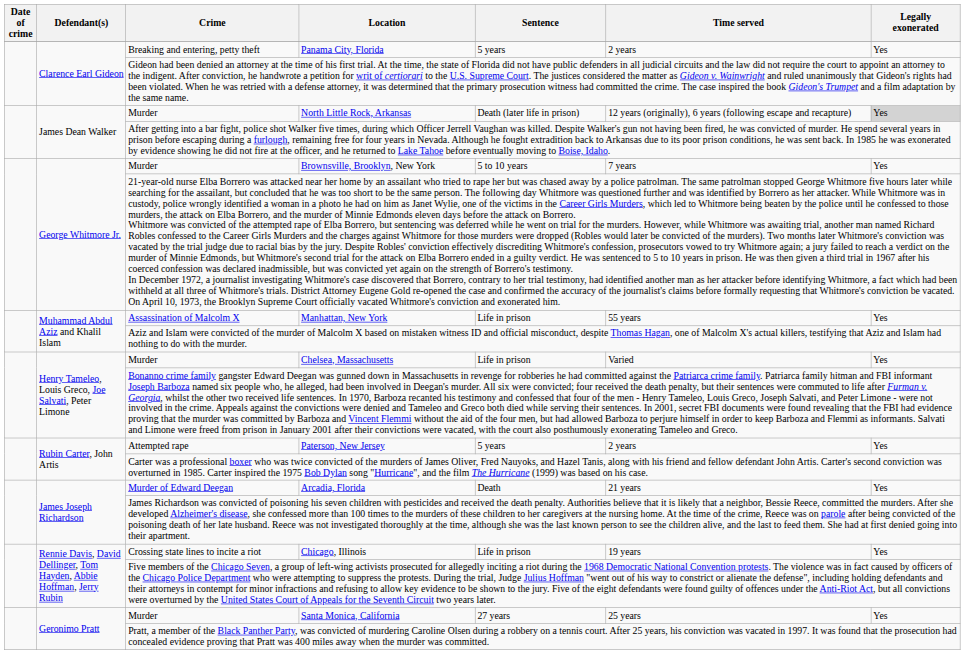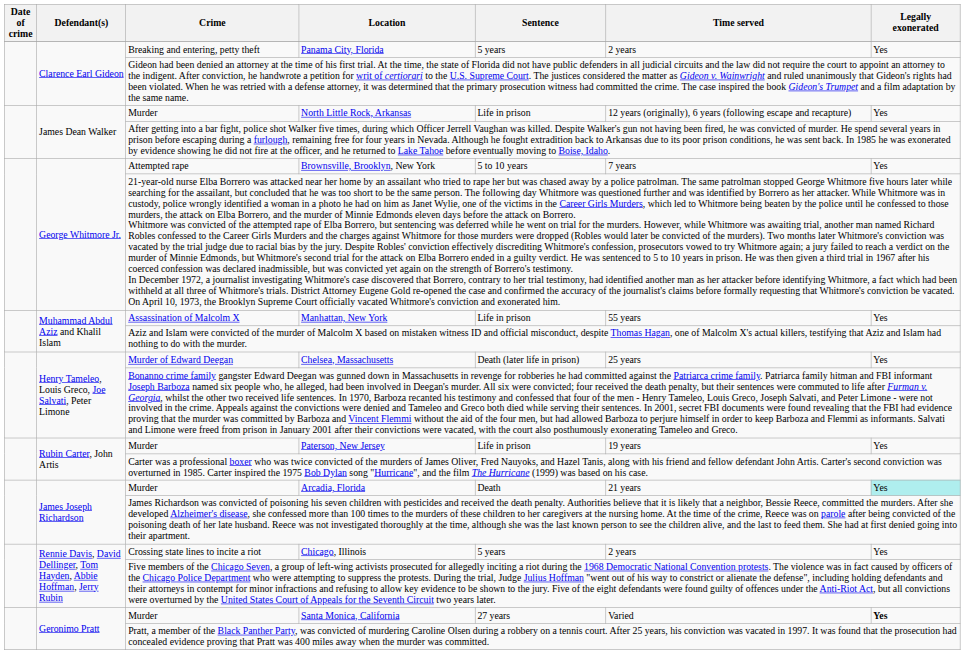(528, 113) Death (later life in prison) -> (504, 113) Life in prison
(880, 113) lightgrey background -> (880, 113) no background
(143, 166) Murder -> (158, 166) Attempted rape
(143, 360) Murder -> (181, 360) Murder of Edward Deegan
(504, 360) Life in prison -> (528, 360) Death (later life in prison)
(621, 360) Varied -> (625, 360) 25 years
(158, 446) Attempted rape -> (143, 446) Murder
(491, 446) 5 years -> (504, 446) Life in prison
(622, 446) 2 years -> (625, 446) 19 years
(181, 487) Murder of Edward Deegan -> (143, 487) Murder
(880, 487) no background -> (880, 487) paleturquoise background
(504, 551) Life in prison -> (491, 551) 5 years
(625, 551) 19 years -> (622, 551) 2 years
(625, 615) 25 years -> (621, 615) Varied
(880, 615) normal -> (880, 615) bold
